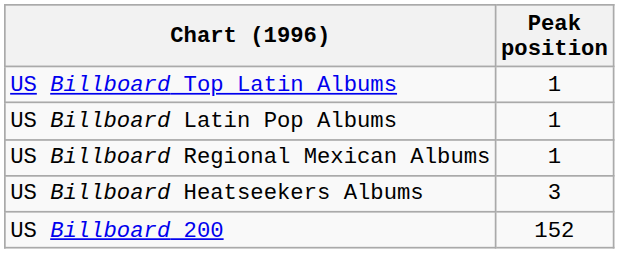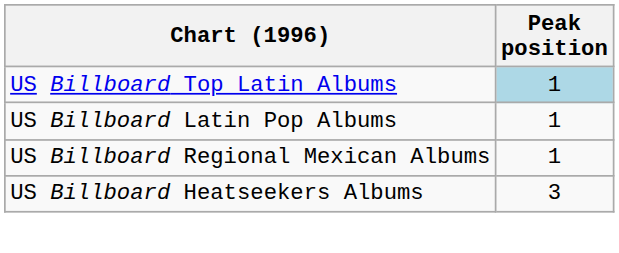(554, 85) no background -> (554, 85) lightblue background
- row: (117, 230)
